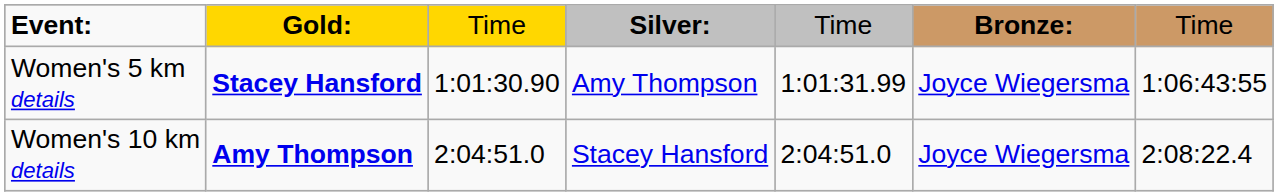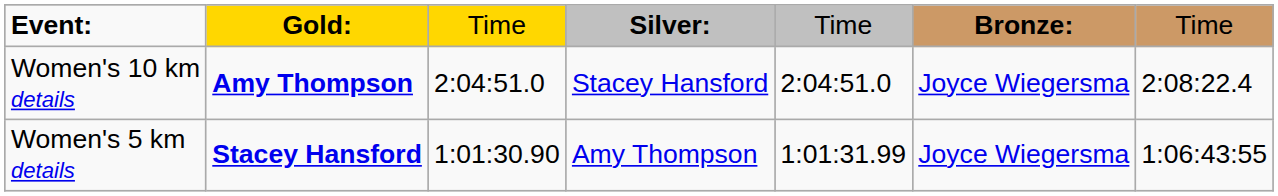rows swapped: (98, 82) <-> (105, 154)
